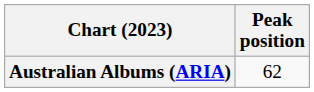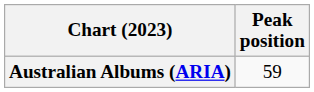(272, 71) 62 -> (272, 71) 59
